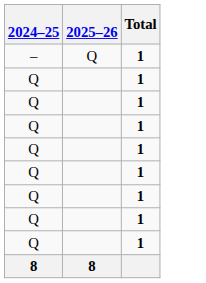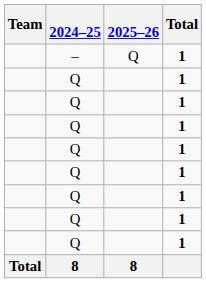+ column: (25, 24)
